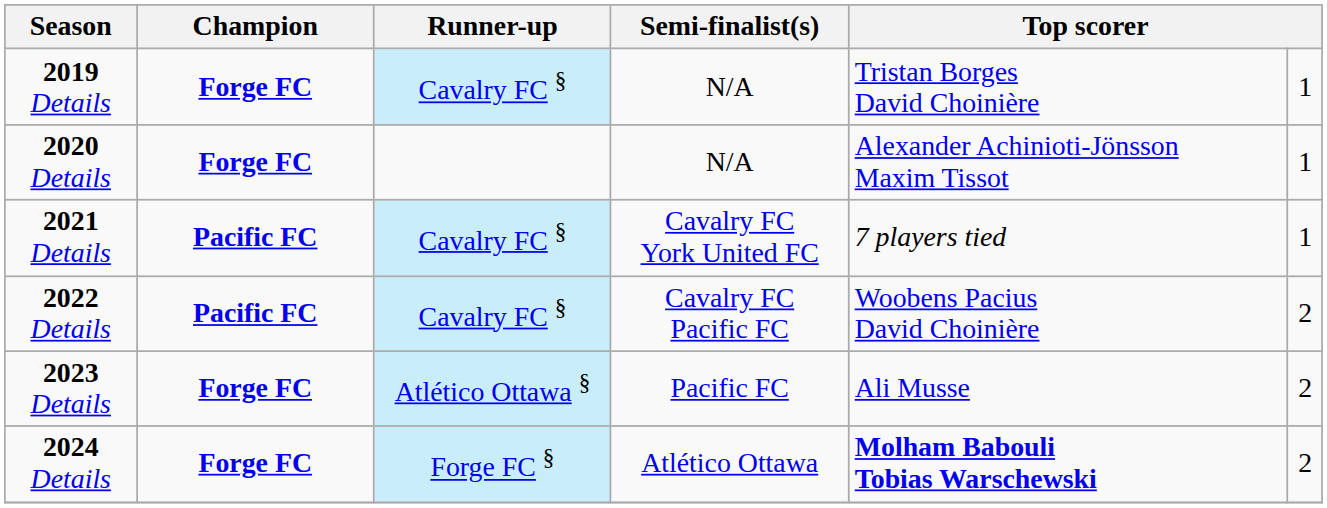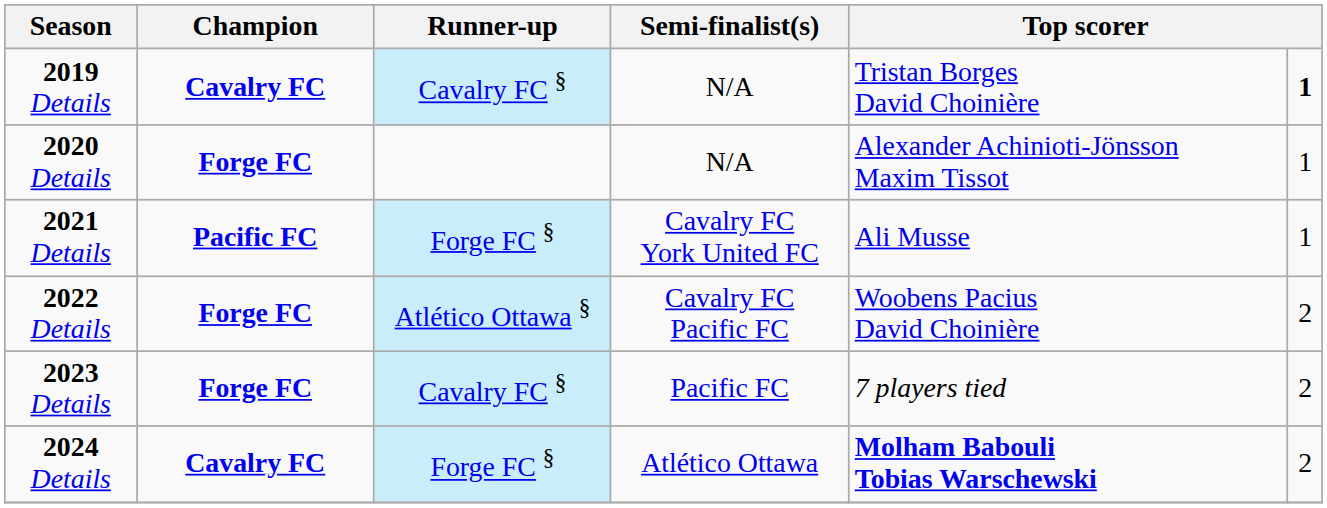(255, 86) Forge FC -> (255, 86) Cavalry FC
(1305, 86) normal -> (1305, 86) bold
(492, 237) Cavalry FC § -> (492, 237) Forge FC §
(930, 237) 7 players tied -> (912, 237) Ali Musse
(255, 312) Pacific FC -> (255, 312) Forge FC
(492, 312) Cavalry FC § -> (492, 312) Atlético Ottawa §
(492, 388) Atlético Ottawa § -> (492, 388) Cavalry FC §
(912, 388) Ali Musse -> (930, 388) 7 players tied
(255, 463) Forge FC -> (255, 463) Cavalry FC
